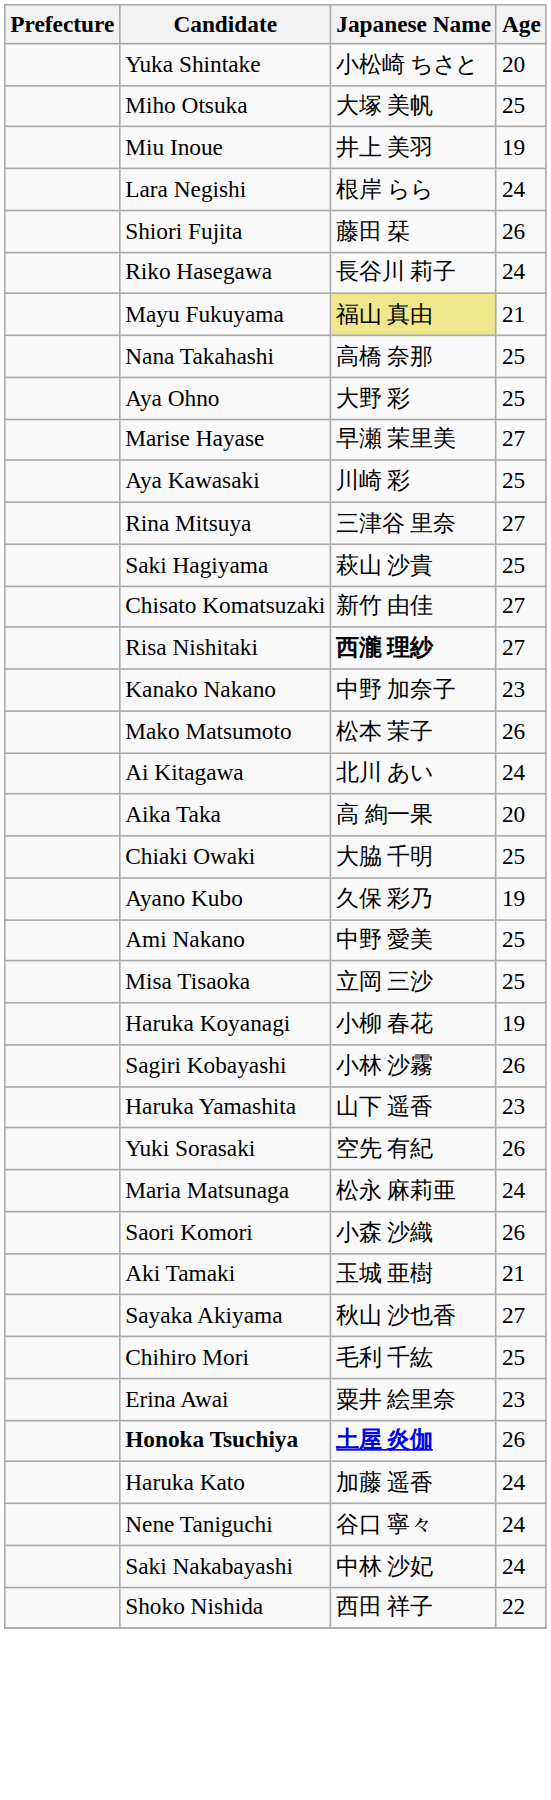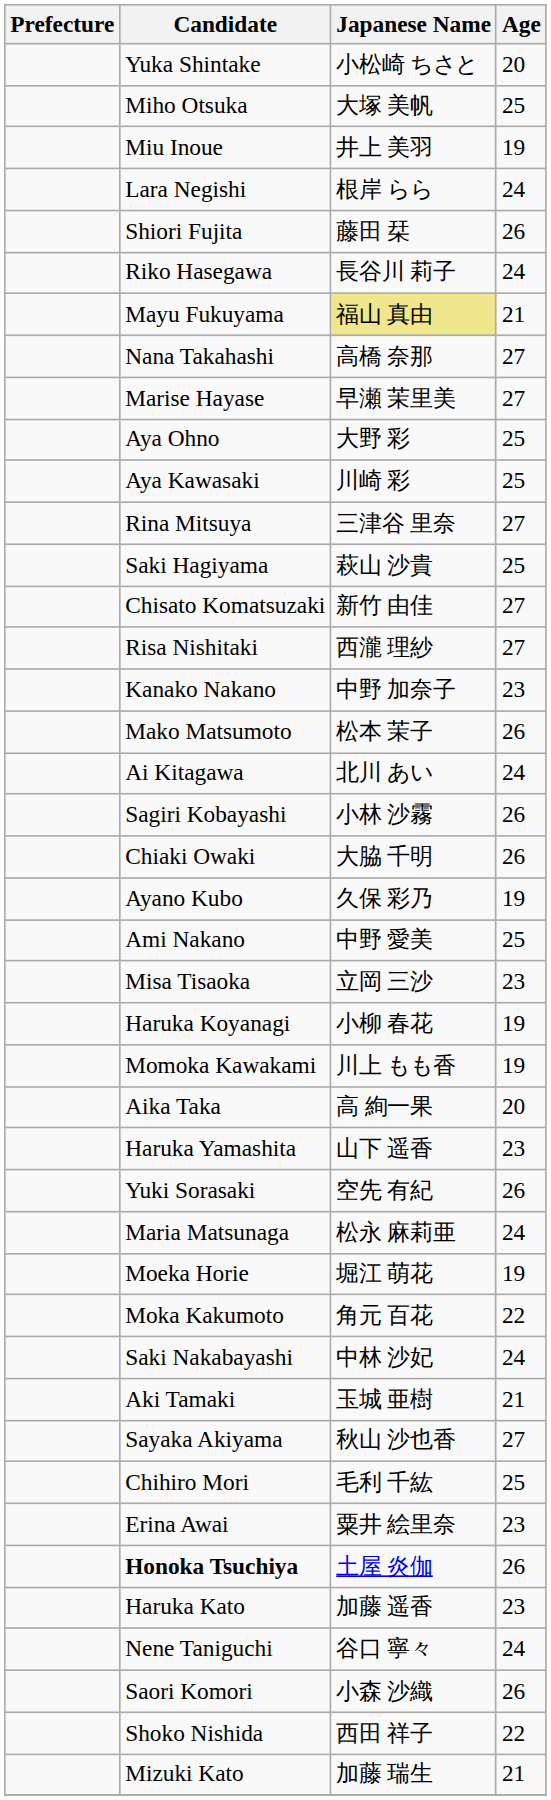(514, 356) 25 -> (514, 356) 27
rows swapped: (172, 397) <-> (195, 439)
(385, 648) bold -> (385, 648) normal
rows swapped: (173, 815) <-> (206, 1065)
(514, 856) 25 -> (514, 856) 26
(514, 981) 25 -> (514, 981) 23
+ row: (221, 1065)
+ row: (187, 1273)
+ row: (205, 1315)
rows swapped: (189, 1232) <-> (209, 1565)
(385, 1440) bold -> (385, 1565) normal
(514, 1482) 24 -> (514, 1607) 23
+ row: (184, 1774)
